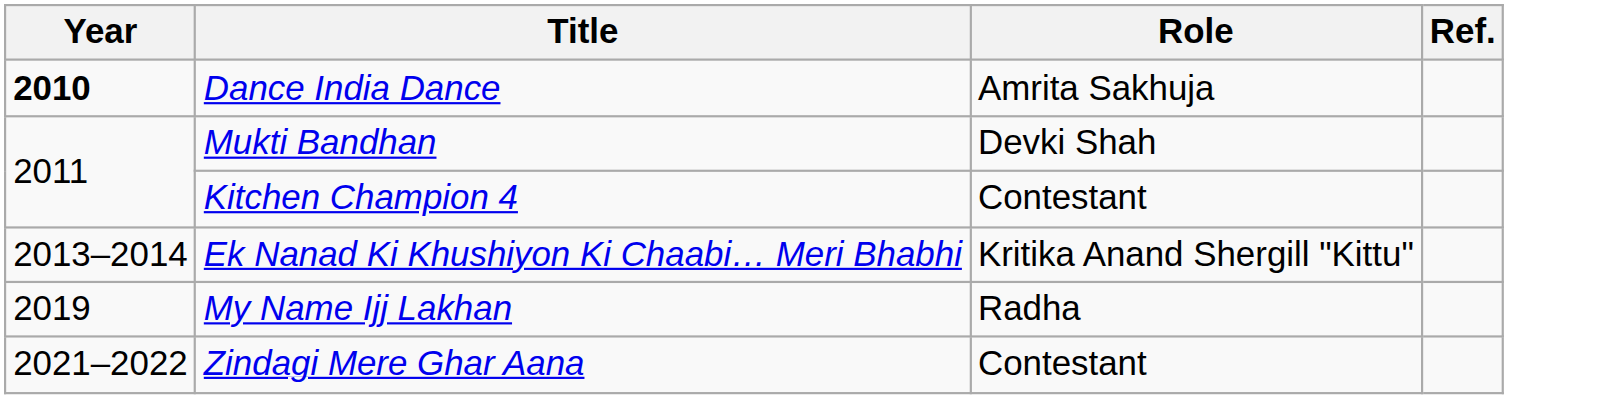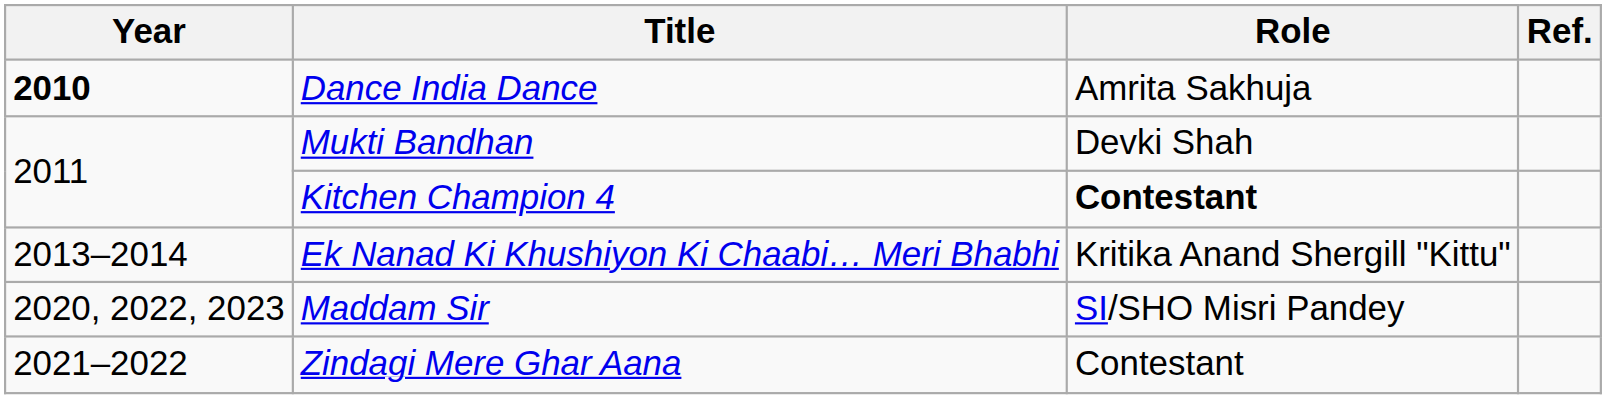(1062, 198) normal -> (1166, 198) bold
- row: (358, 308)
+ row: (395, 308)
